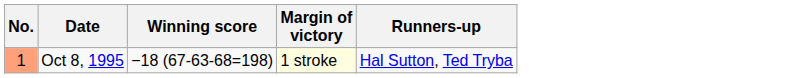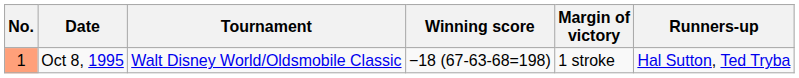+ column: (266, 26)
(309, 60) lightyellow background -> (587, 60) no background
